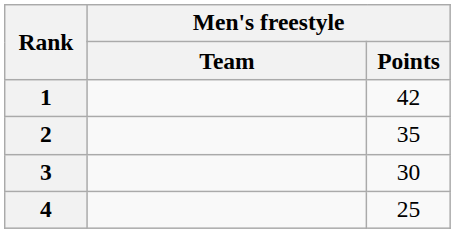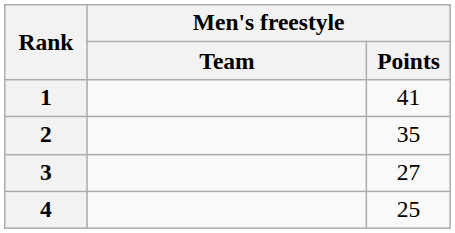(409, 97) 42 -> (409, 97) 41
(409, 172) 30 -> (409, 172) 27
